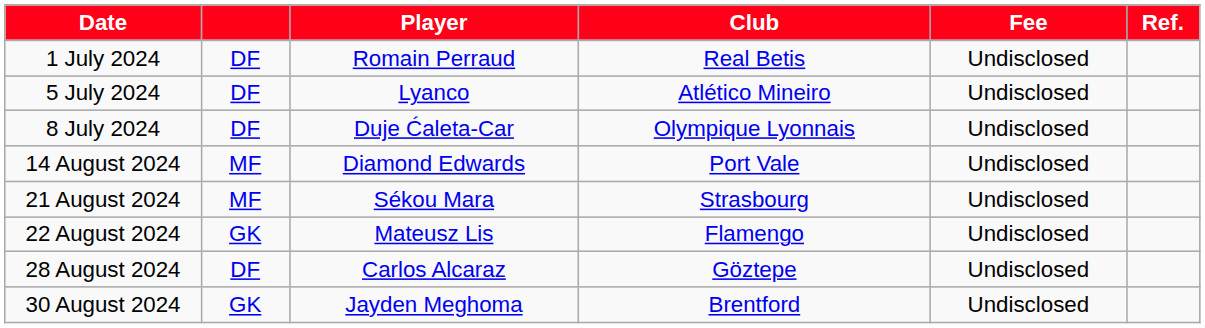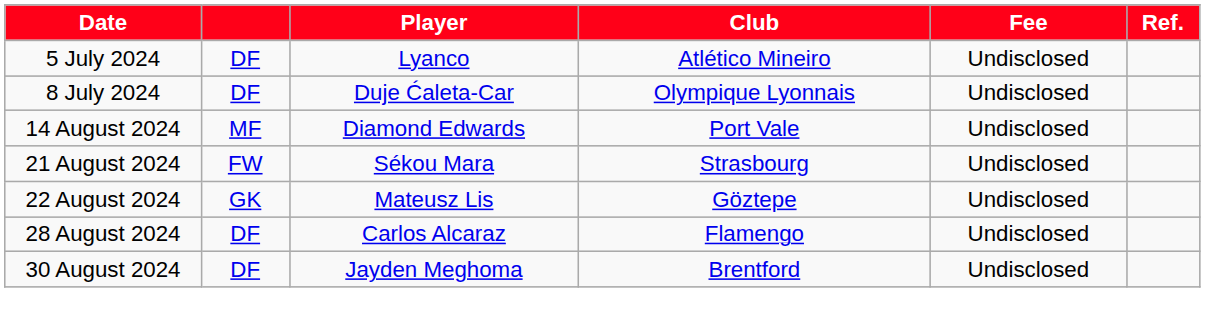- row: (103, 58)
(245, 199) MF -> (245, 164) FW
(754, 234) Flamengo -> (754, 199) Göztepe
(754, 270) Göztepe -> (754, 234) Flamengo
(245, 305) GK -> (245, 270) DF
